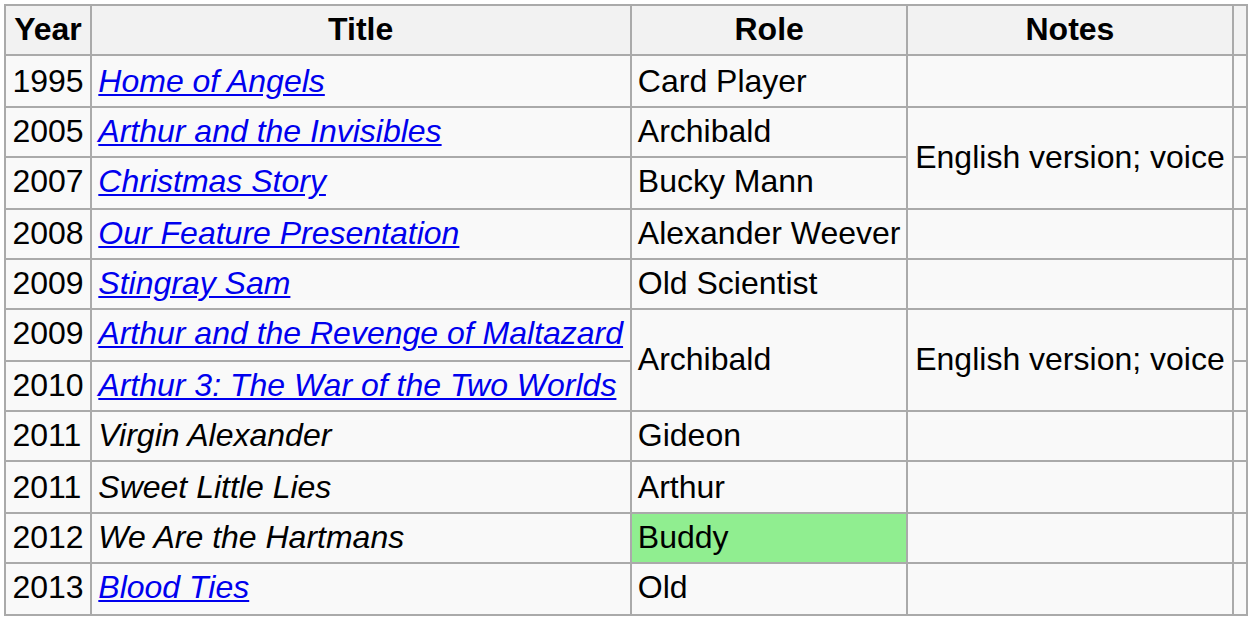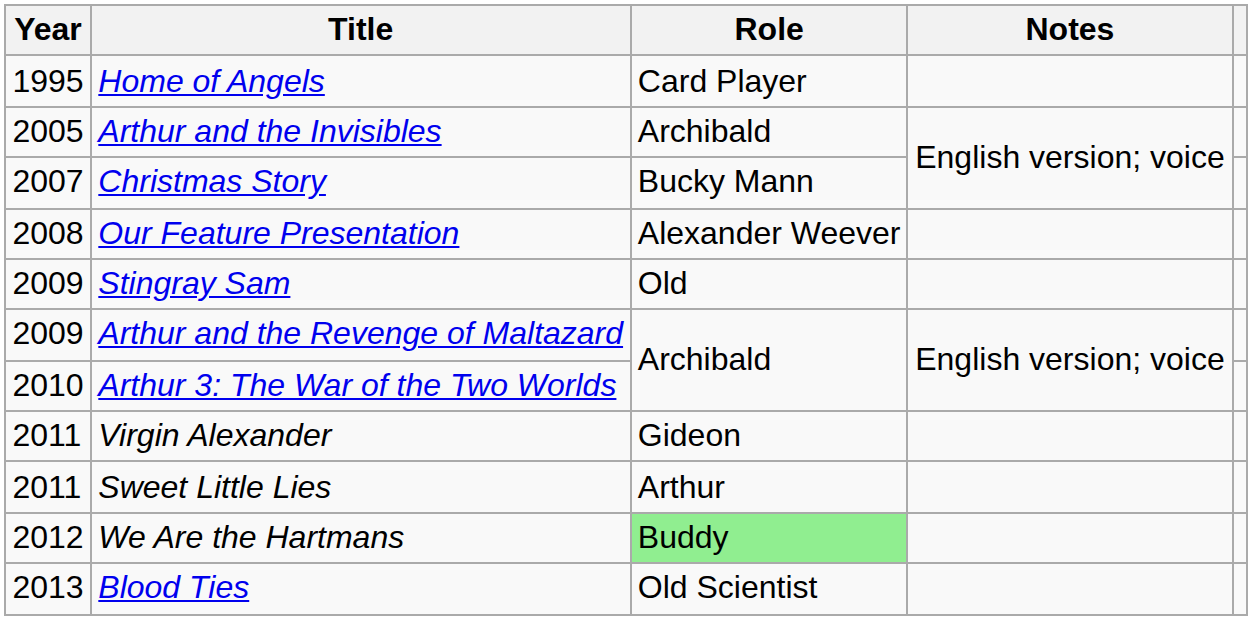(728, 283) Old Scientist -> (663, 283) Old
(663, 588) Old -> (728, 588) Old Scientist
